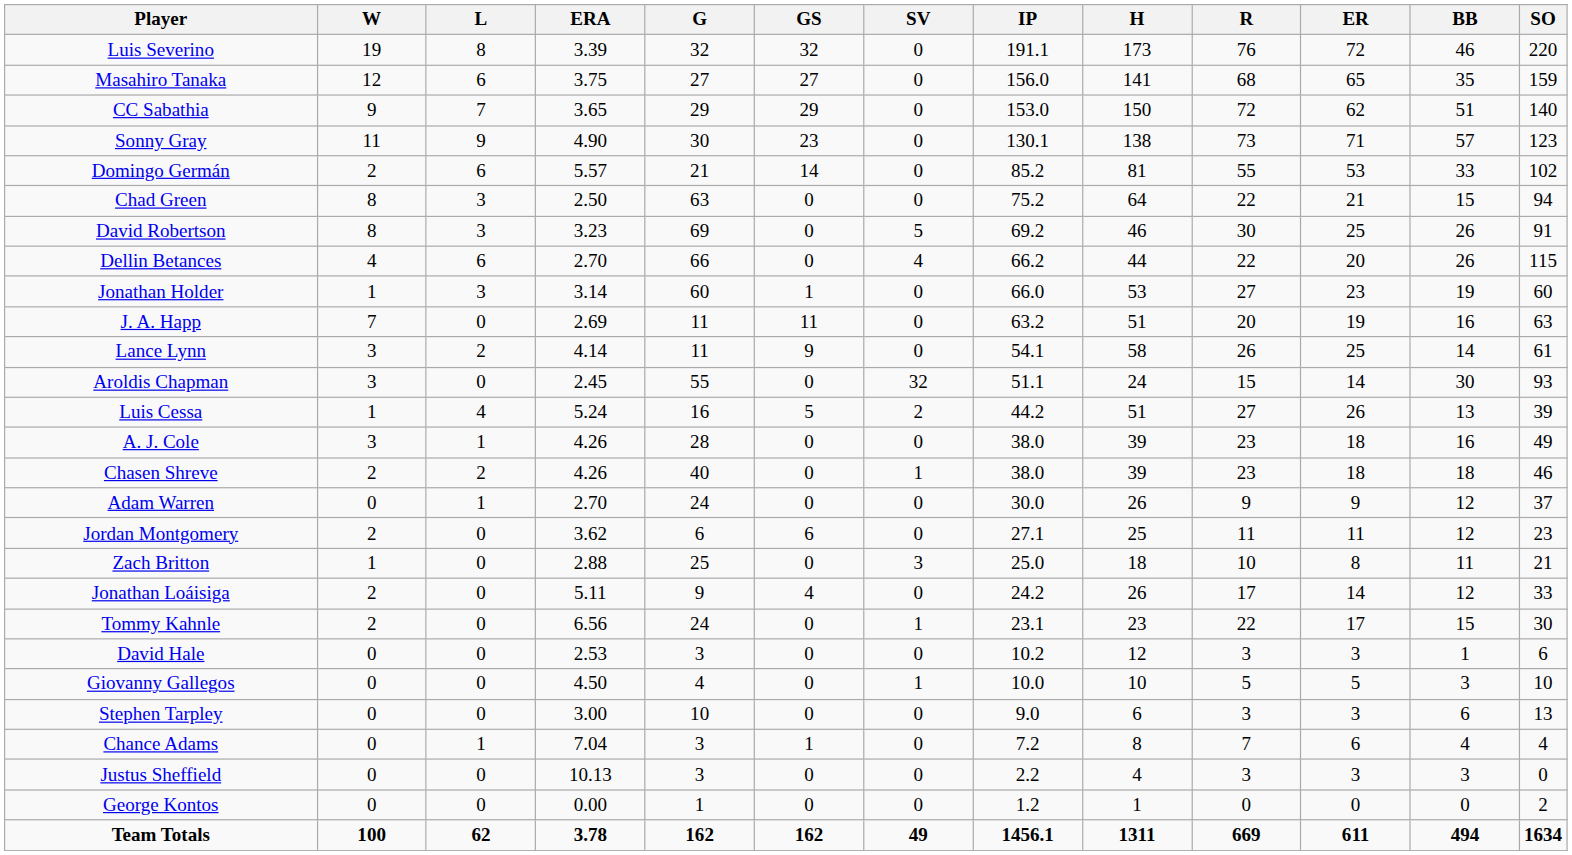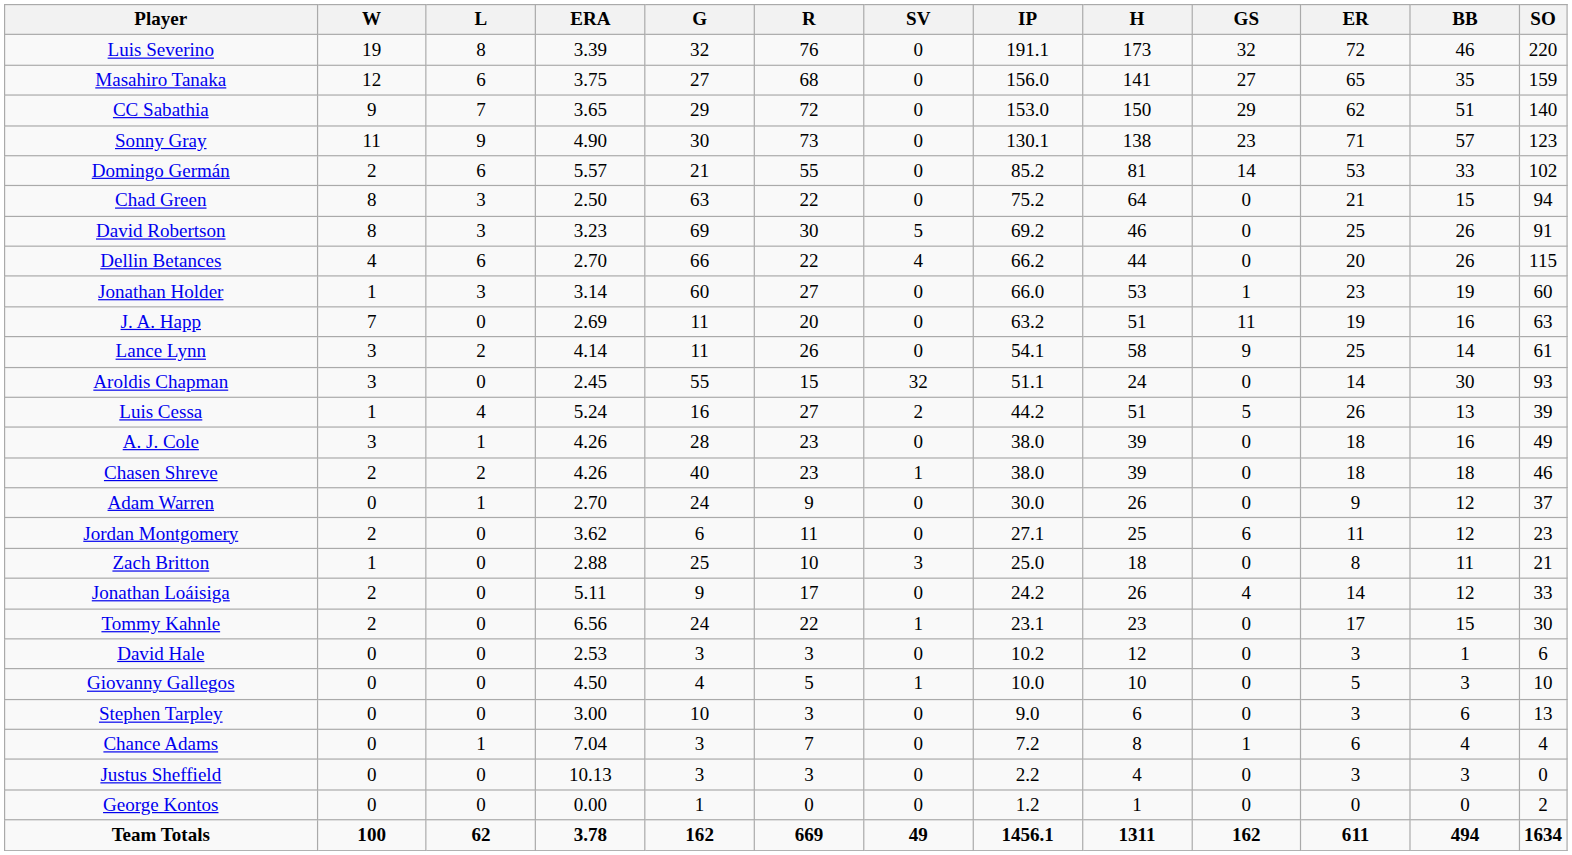columns swapped: (809, 19) <-> (1246, 19)
